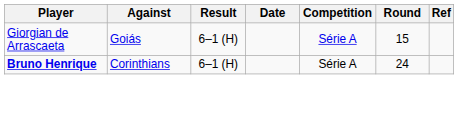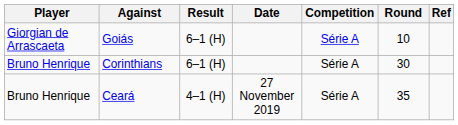(402, 39) 15 -> (403, 39) 10
(52, 64) bold -> (49, 64) normal
(402, 64) 24 -> (403, 64) 30
+ row: (118, 96)
